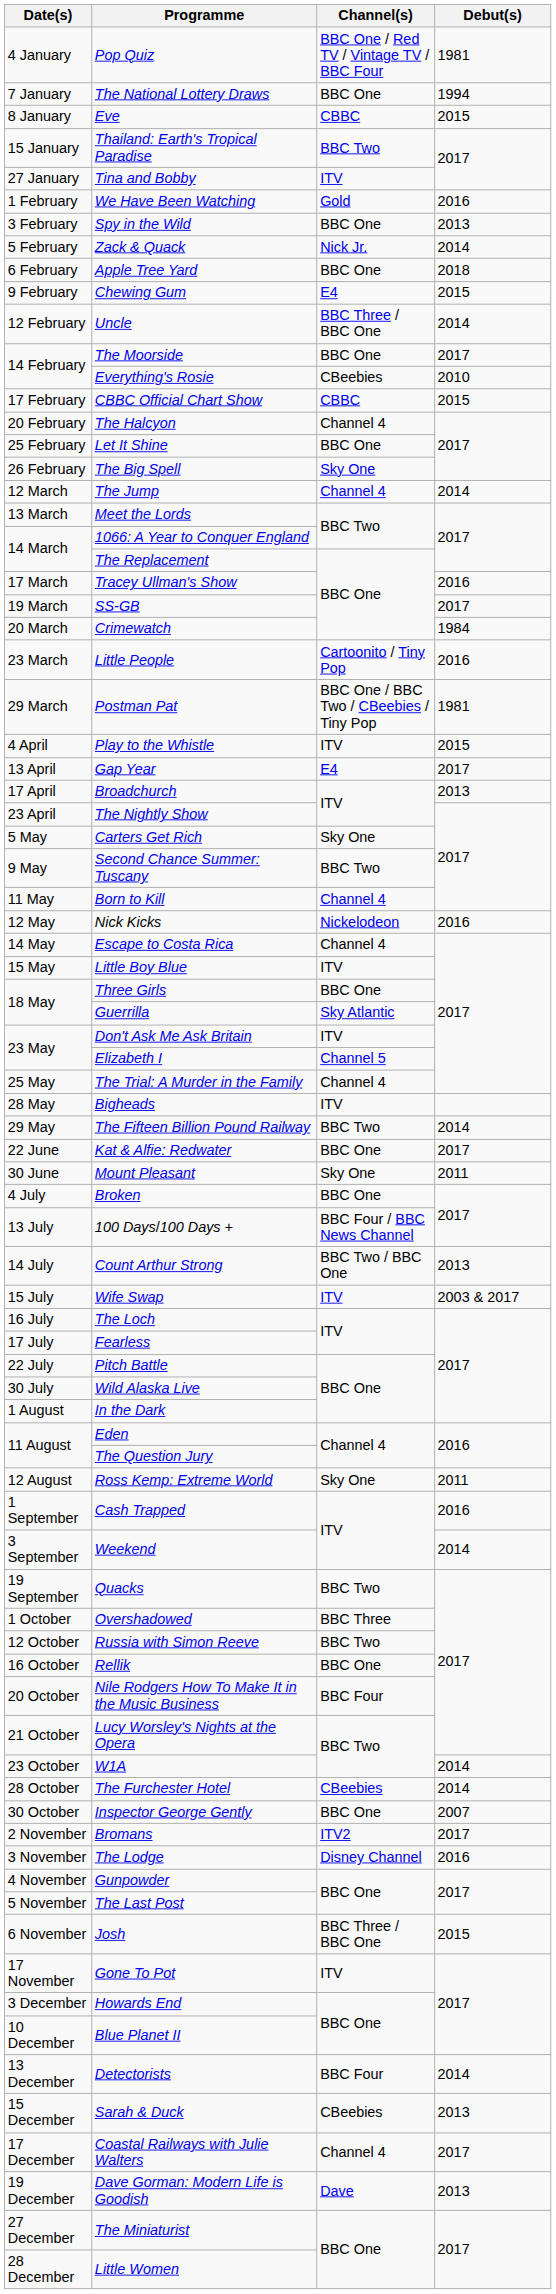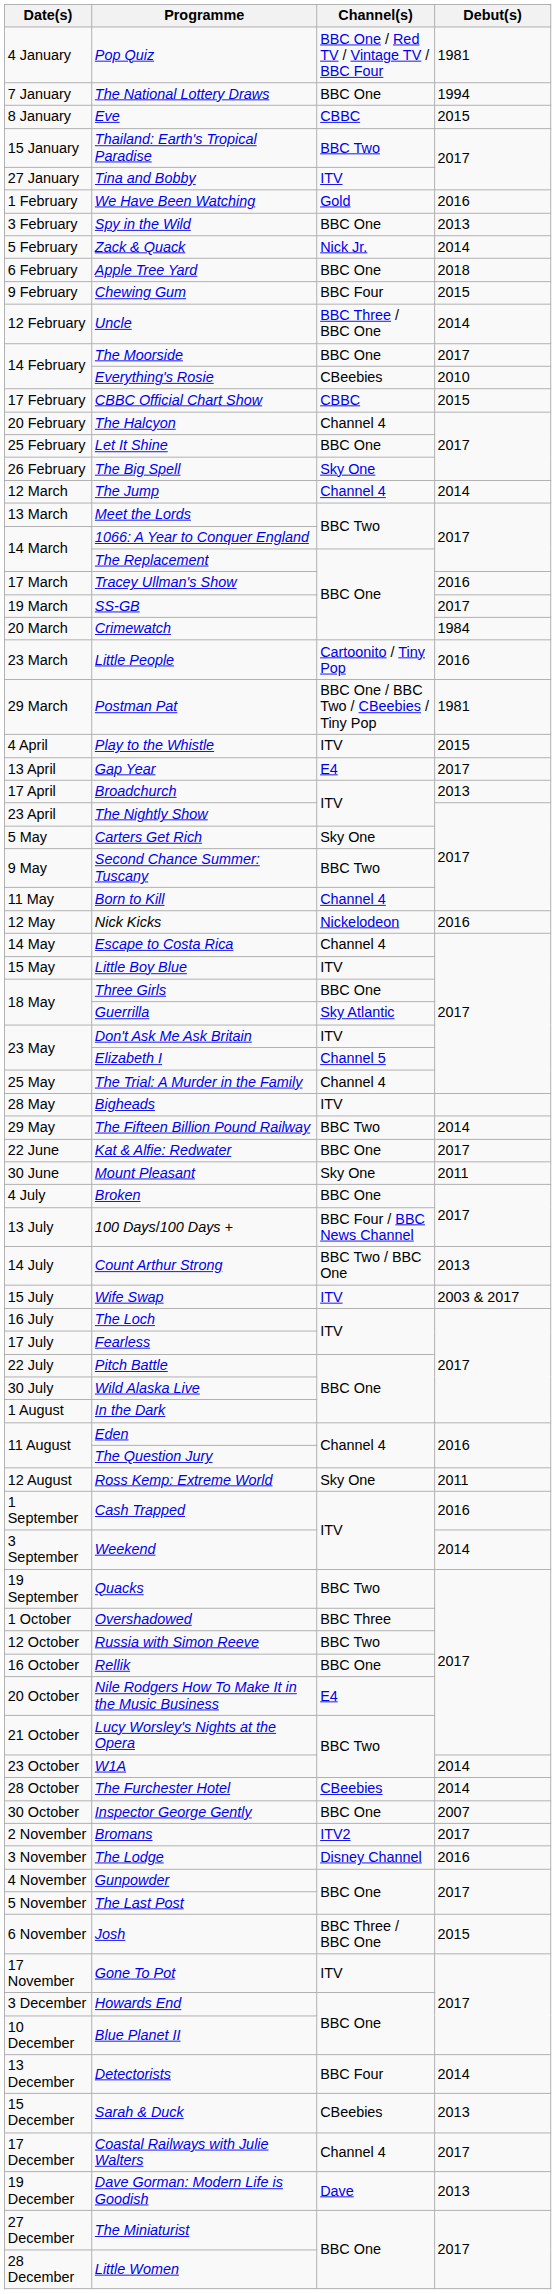(329, 292) E4 -> (352, 292) BBC Four
(352, 1696) BBC Four -> (329, 1696) E4
